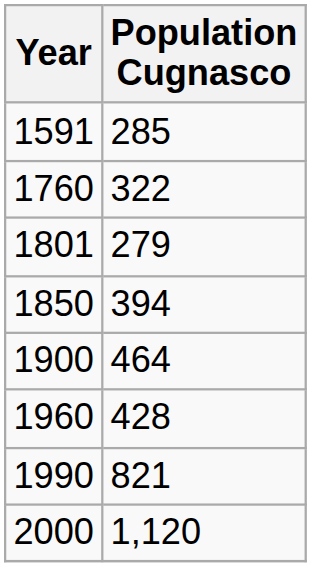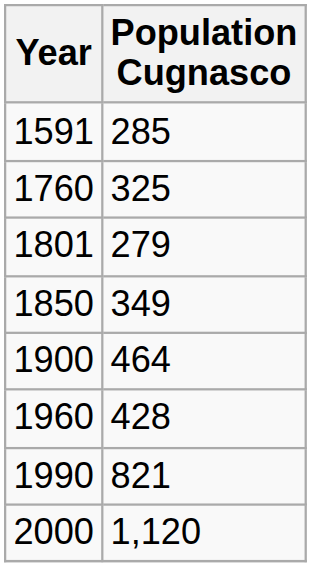(141, 188) 322 -> (141, 188) 325
(141, 303) 394 -> (141, 303) 349
